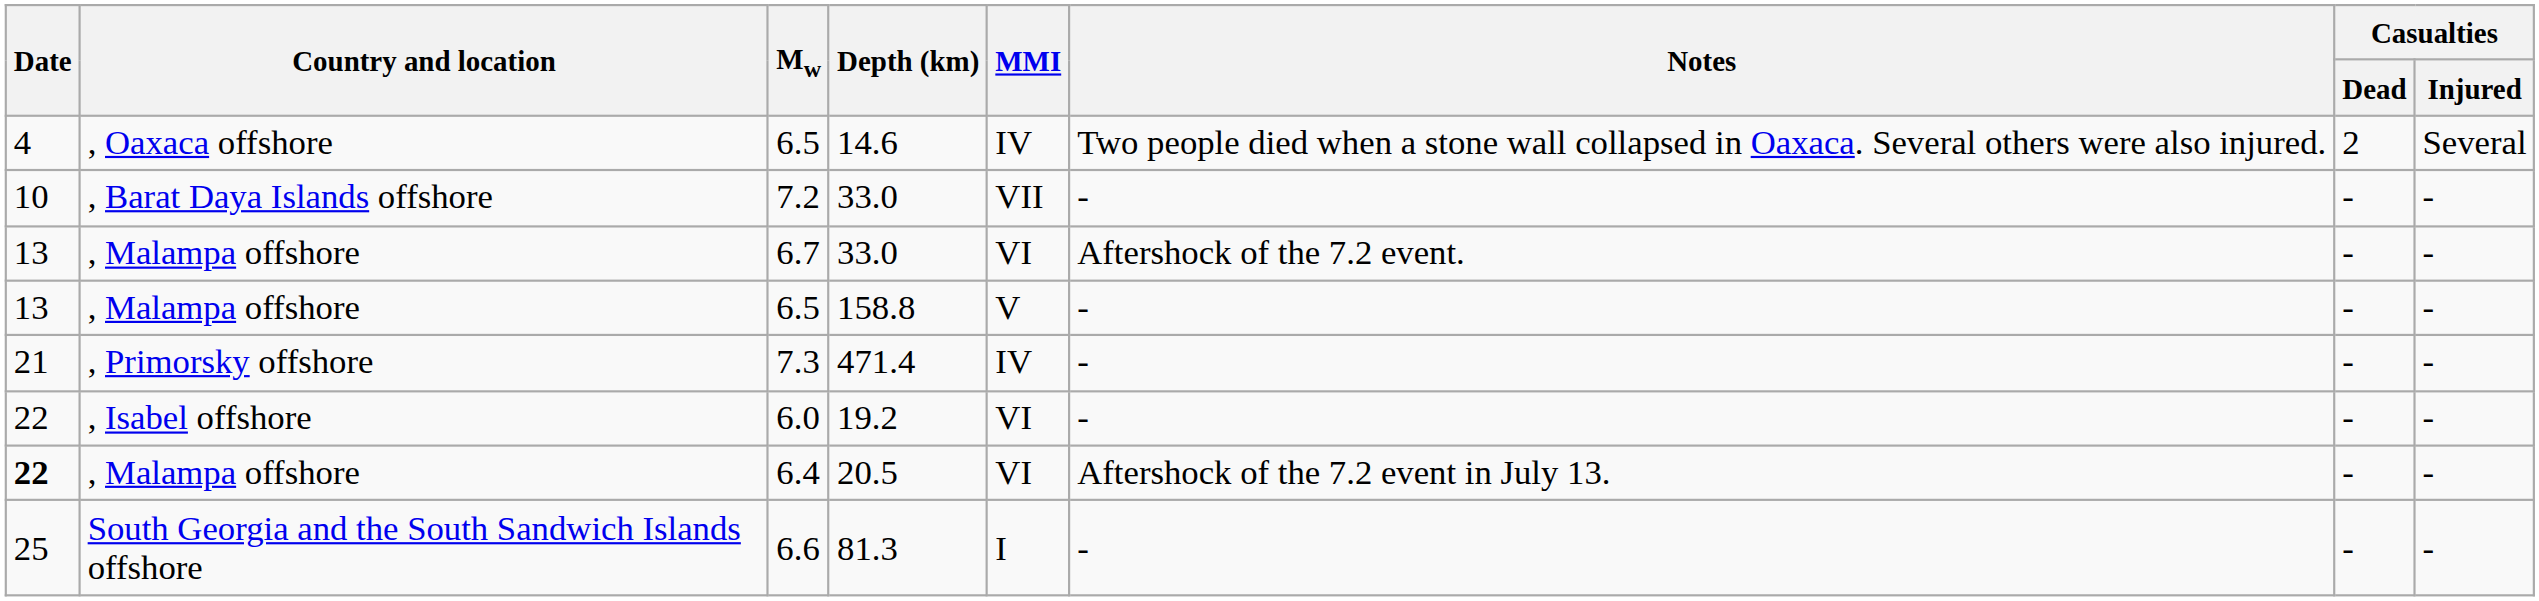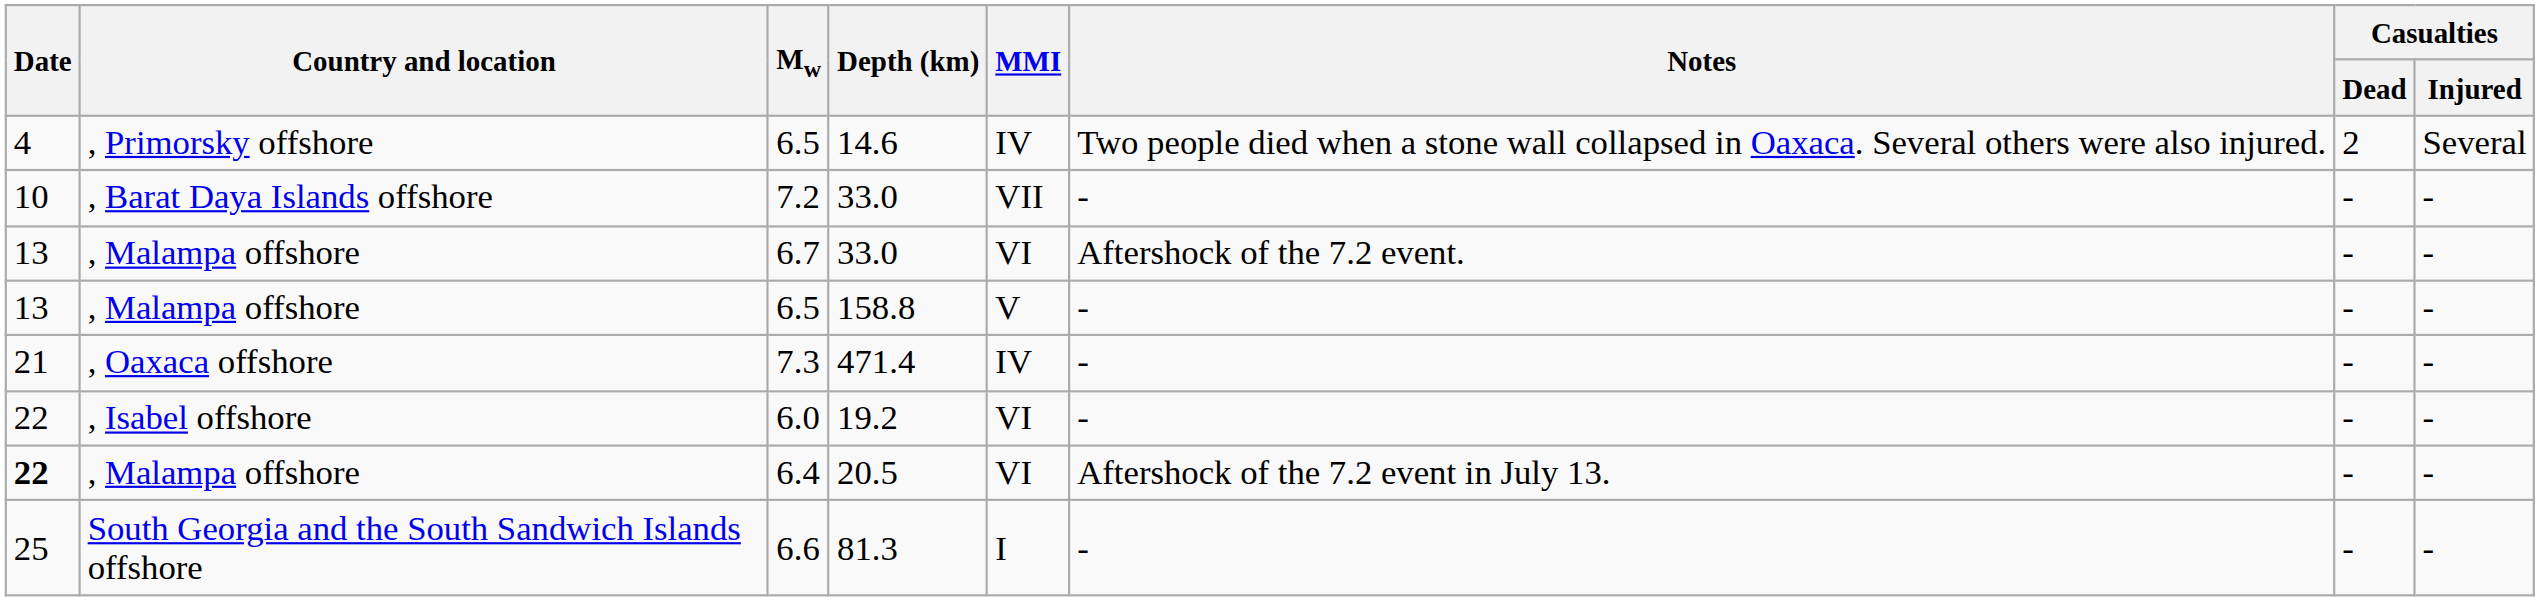(210, 142) , Oaxaca offshore -> (231, 142) , Primorsky offshore
(231, 362) , Primorsky offshore -> (210, 362) , Oaxaca offshore
